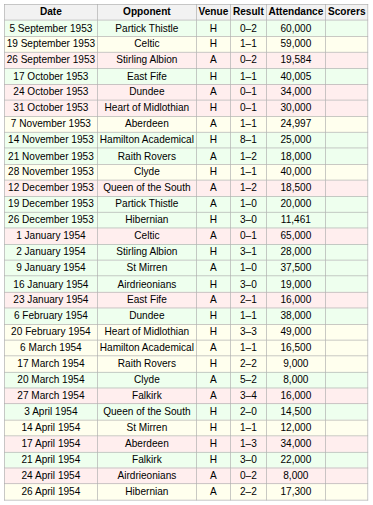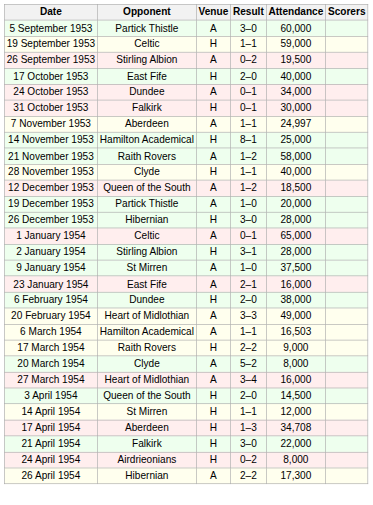(213, 28) H -> (213, 28) A
(248, 28) 0–2 -> (248, 28) 3–0
(296, 60) 19,584 -> (296, 60) 19,500
(248, 76) 1–1 -> (248, 76) 2–0
(296, 76) 40,005 -> (296, 76) 40,000
(147, 108) Heart of Midlothian -> (147, 108) Falkirk
(296, 156) 18,000 -> (296, 156) 58,000
(296, 220) 11,461 -> (296, 220) 28,000
- row: (51, 284)
(248, 316) 1–1 -> (248, 300) 2–0
(213, 332) H -> (213, 316) A
(296, 348) 16,500 -> (296, 332) 16,503
(147, 396) Falkirk -> (147, 380) Heart of Midlothian
(296, 444) 34,000 -> (296, 428) 34,708
(213, 476) A -> (213, 460) H
